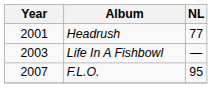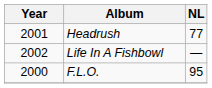(34, 53) 2003 -> (34, 53) 2002
(34, 72) 2007 -> (34, 72) 2000
